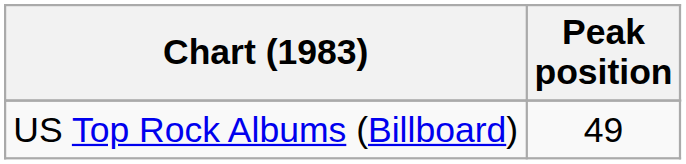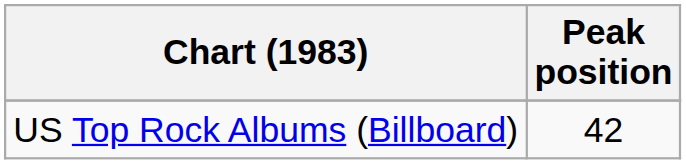(603, 128) 49 -> (603, 128) 42
